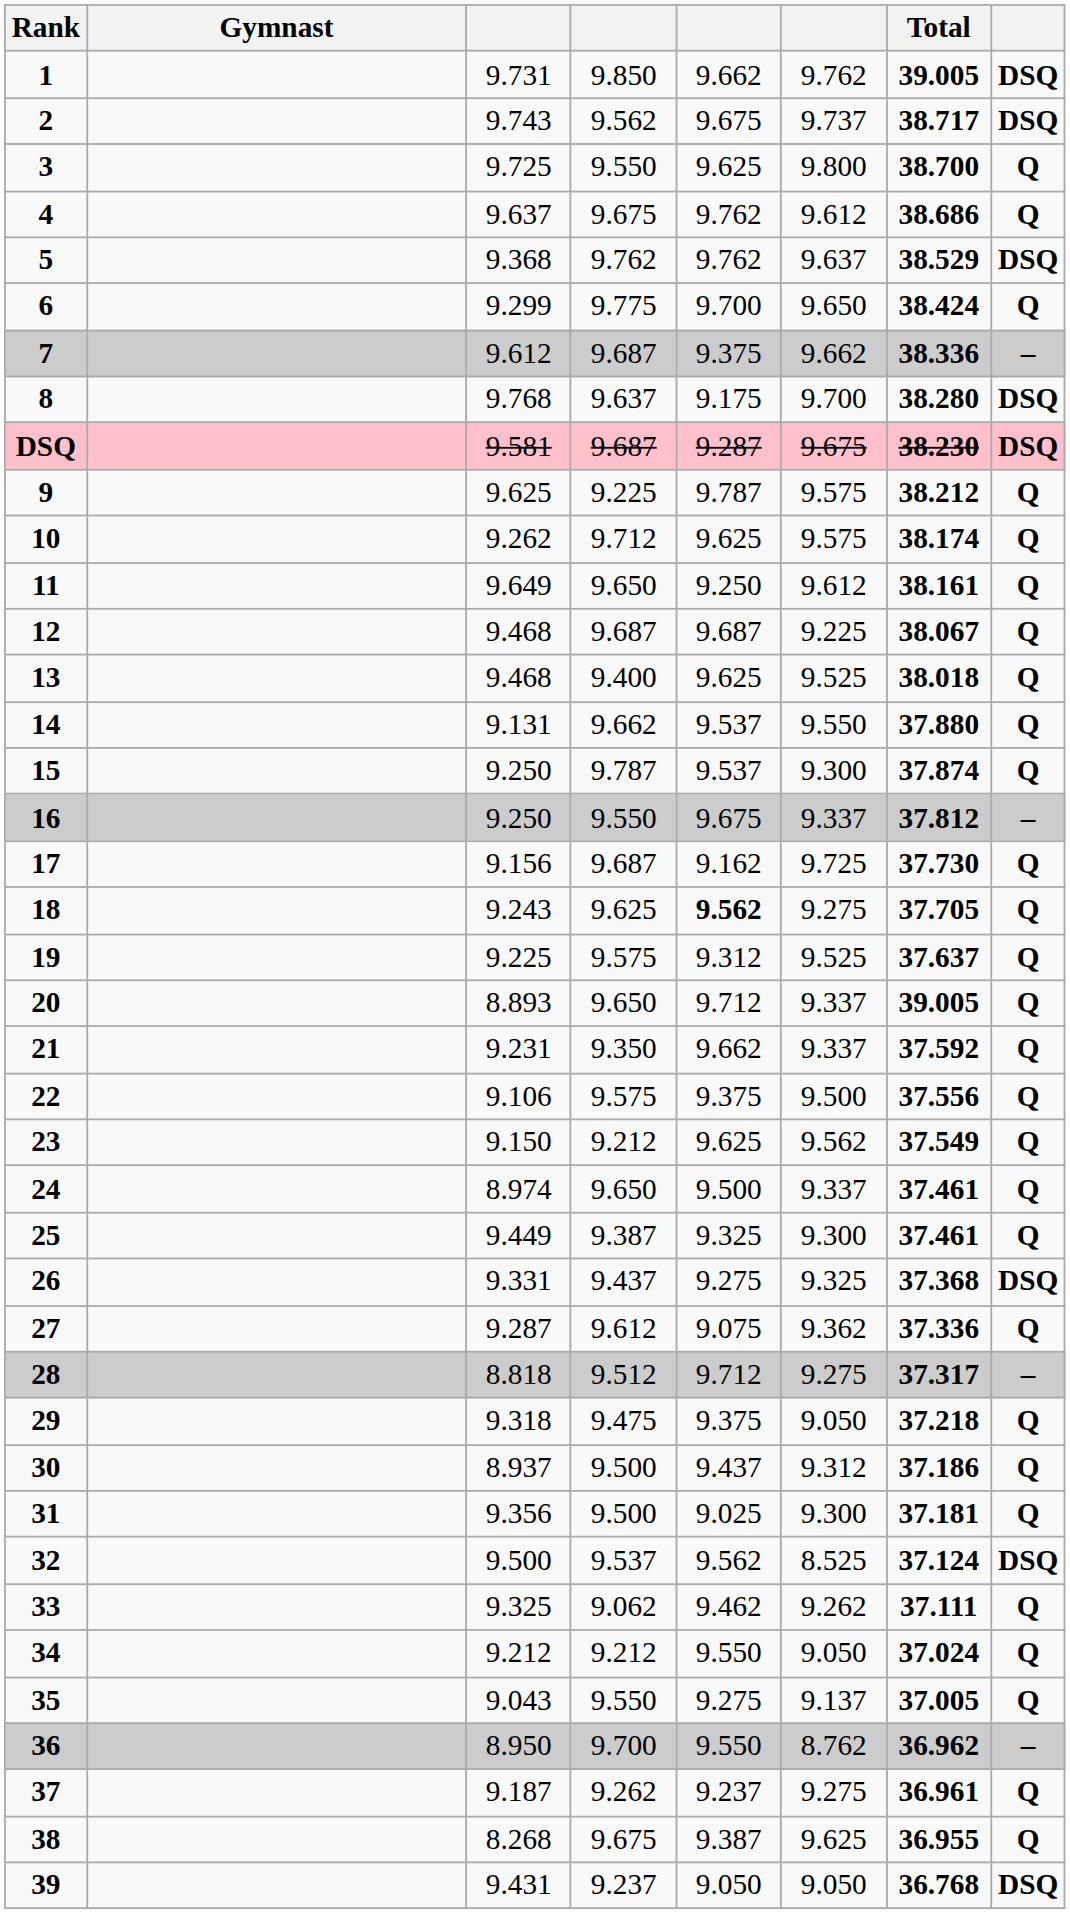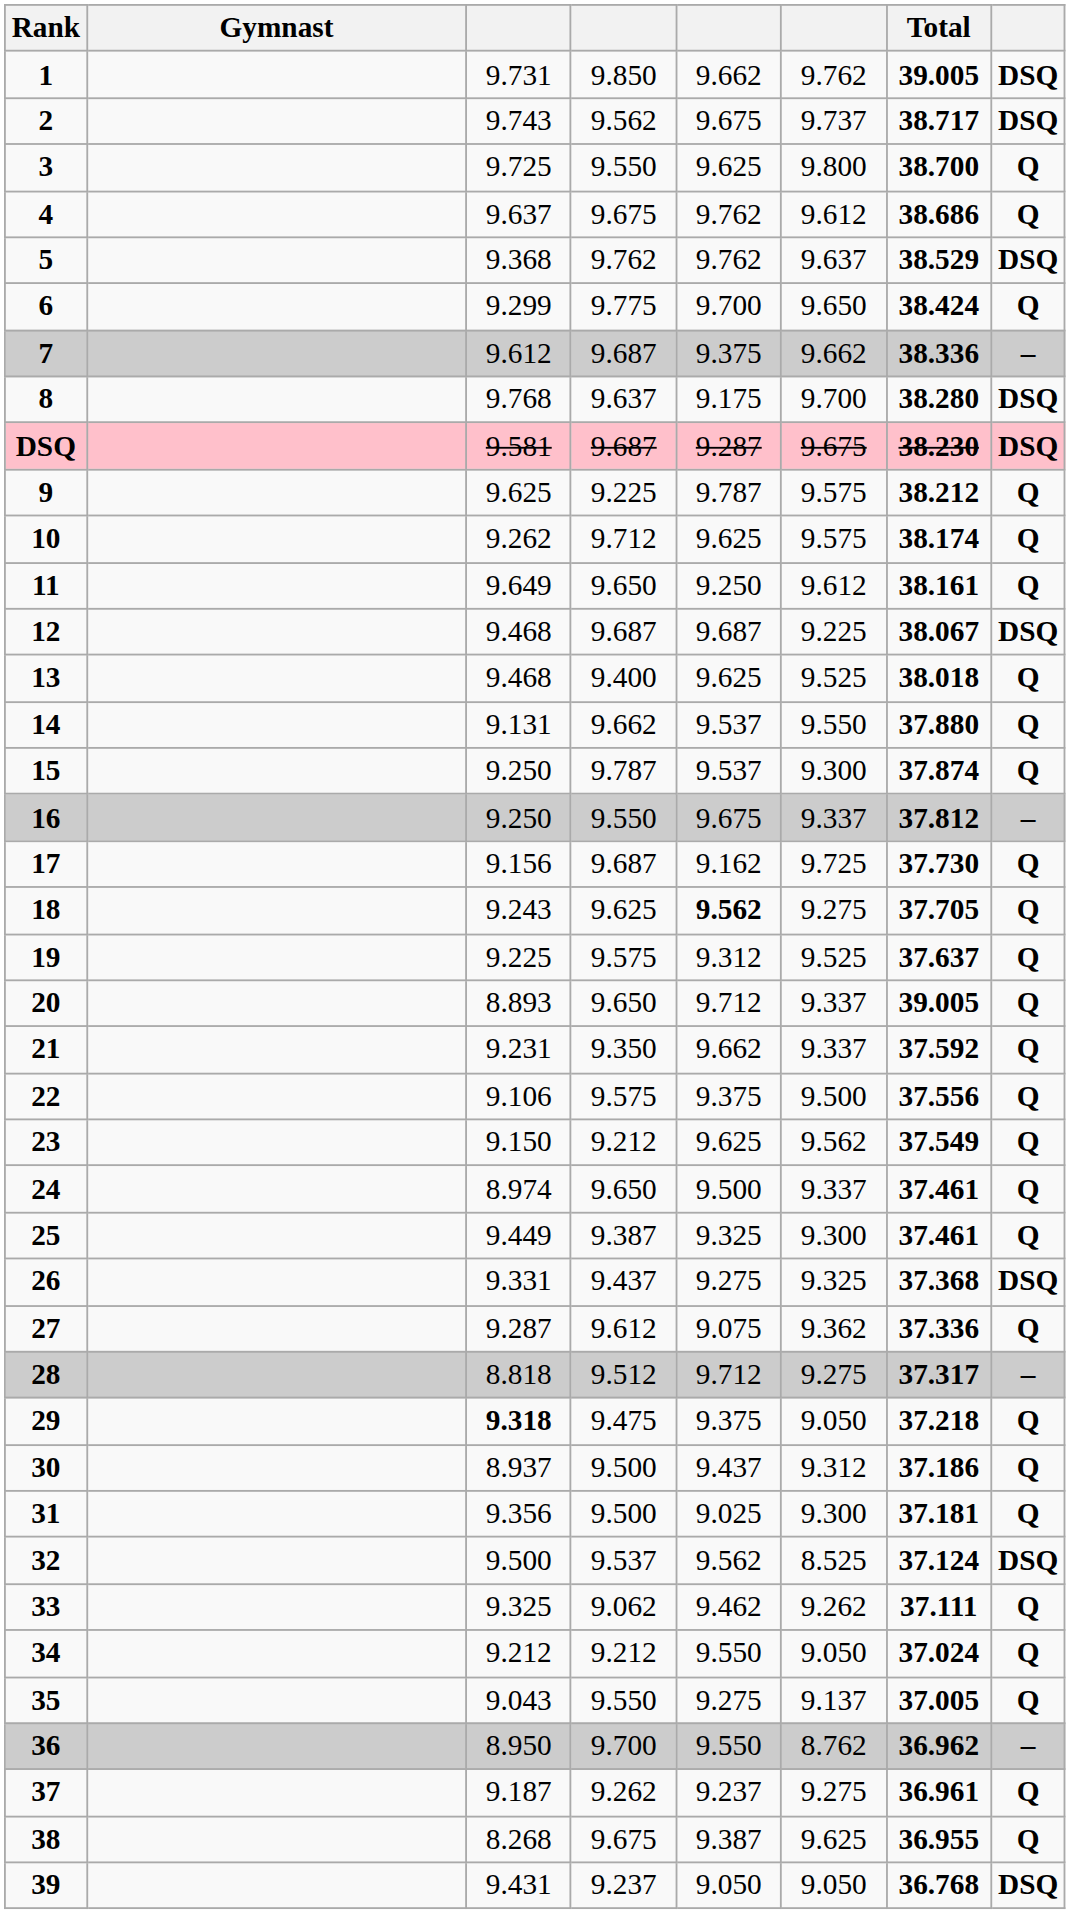(1028, 631) Q -> (1028, 631) DSQ
(519, 1420) normal -> (519, 1420) bold
